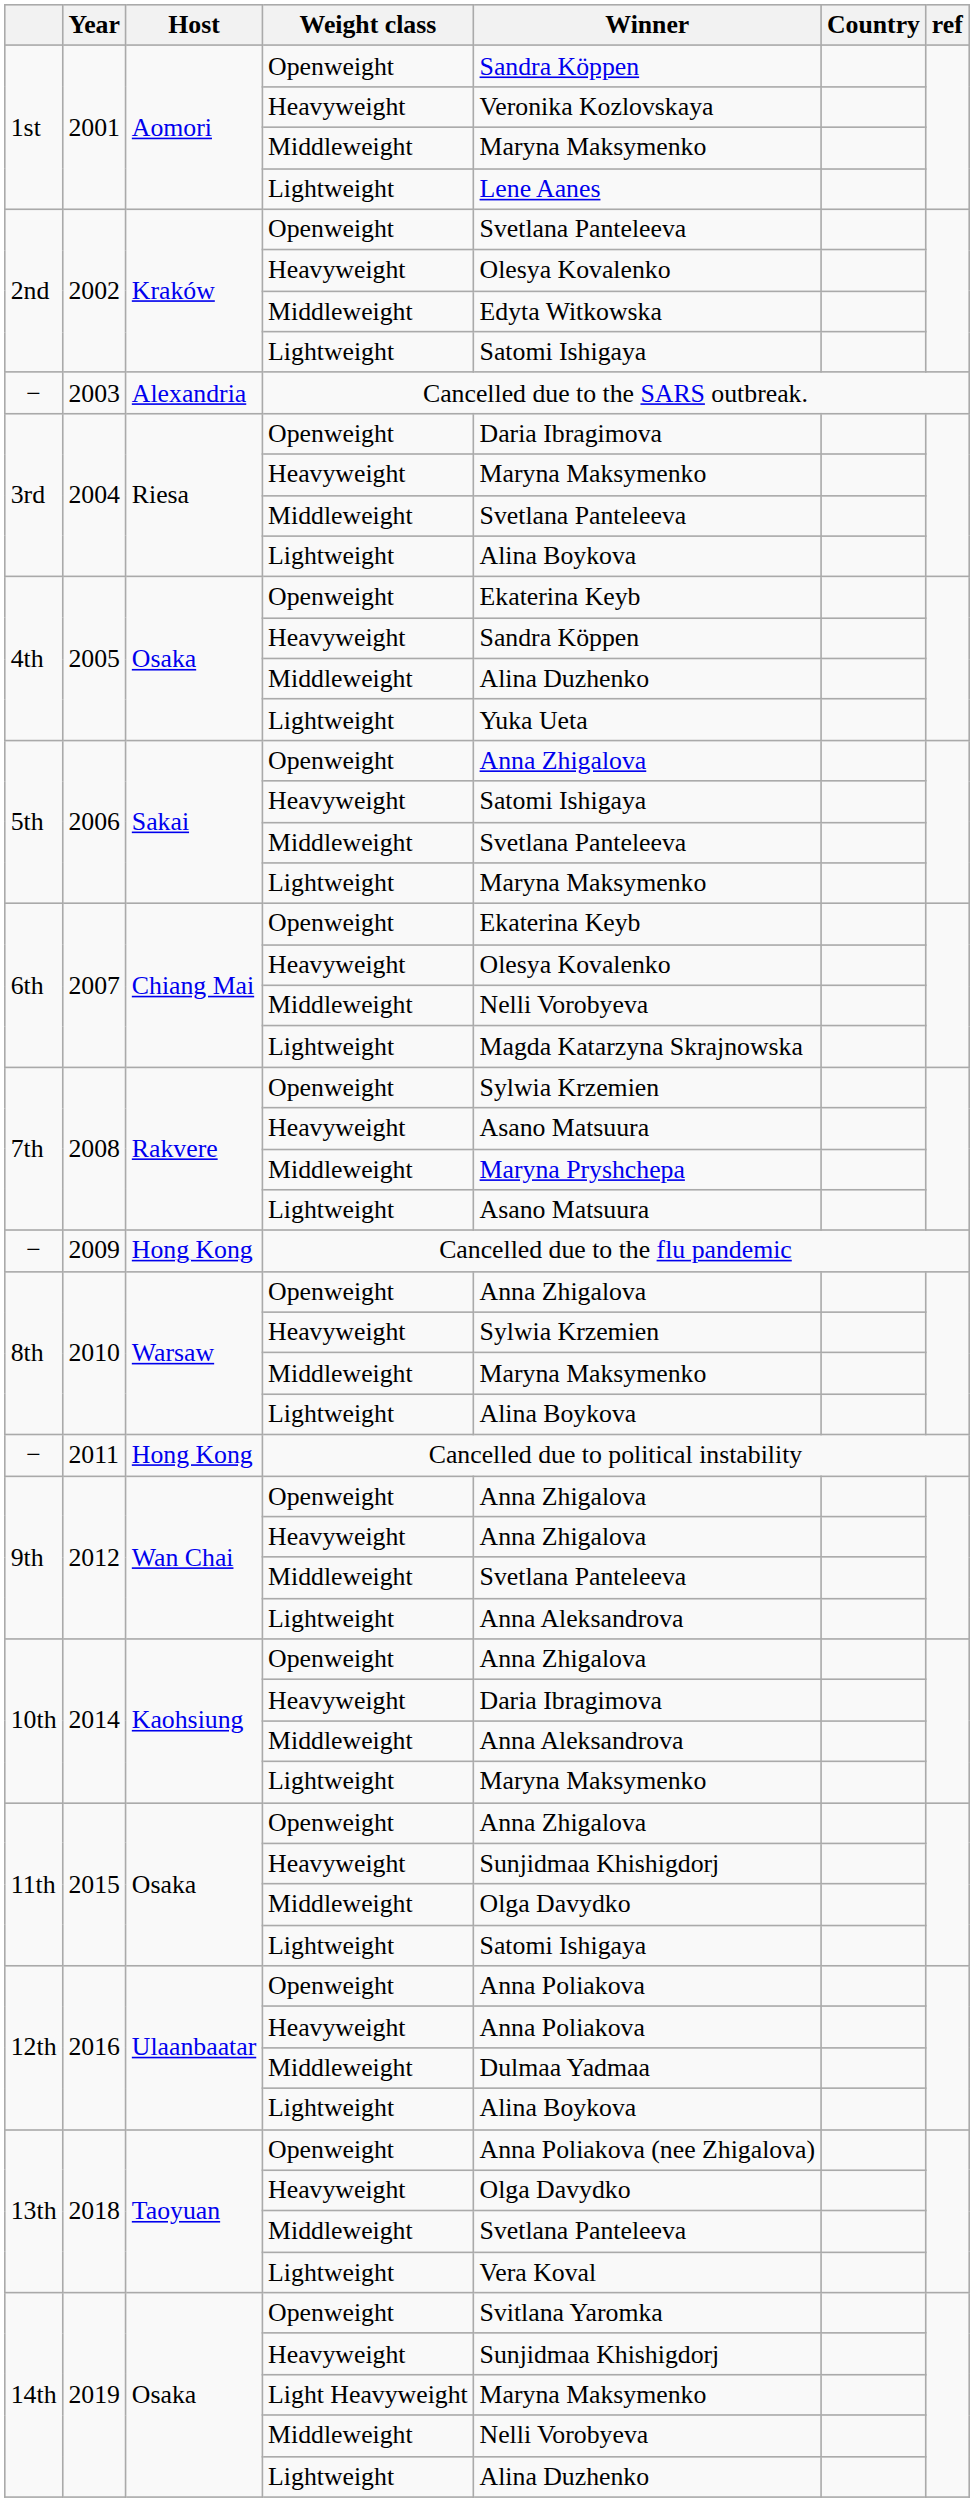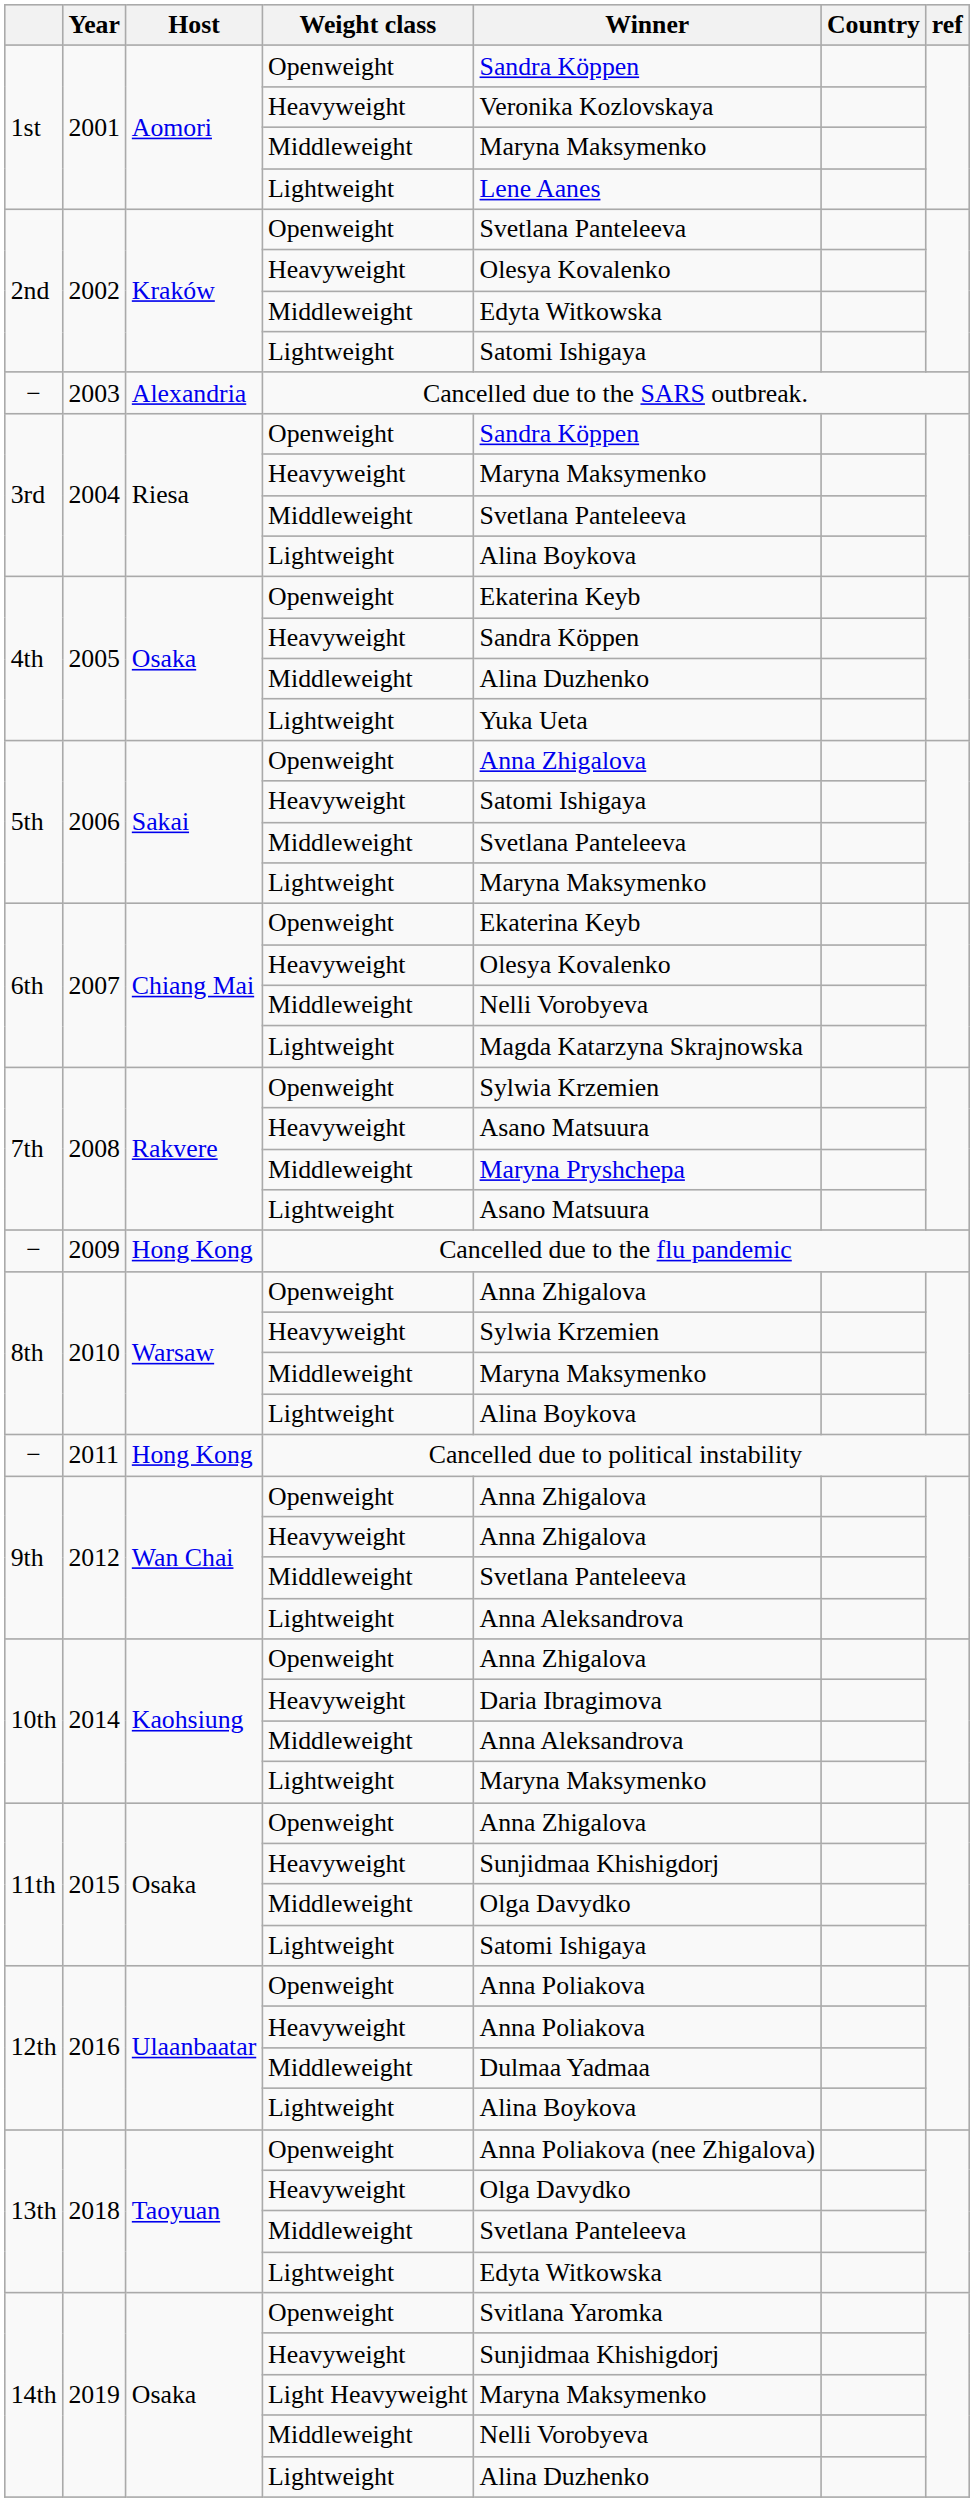(571, 433) Daria Ibragimova -> (559, 433) Sandra Köppen
(538, 2271) Vera Koval -> (571, 2271) Edyta Witkowska
